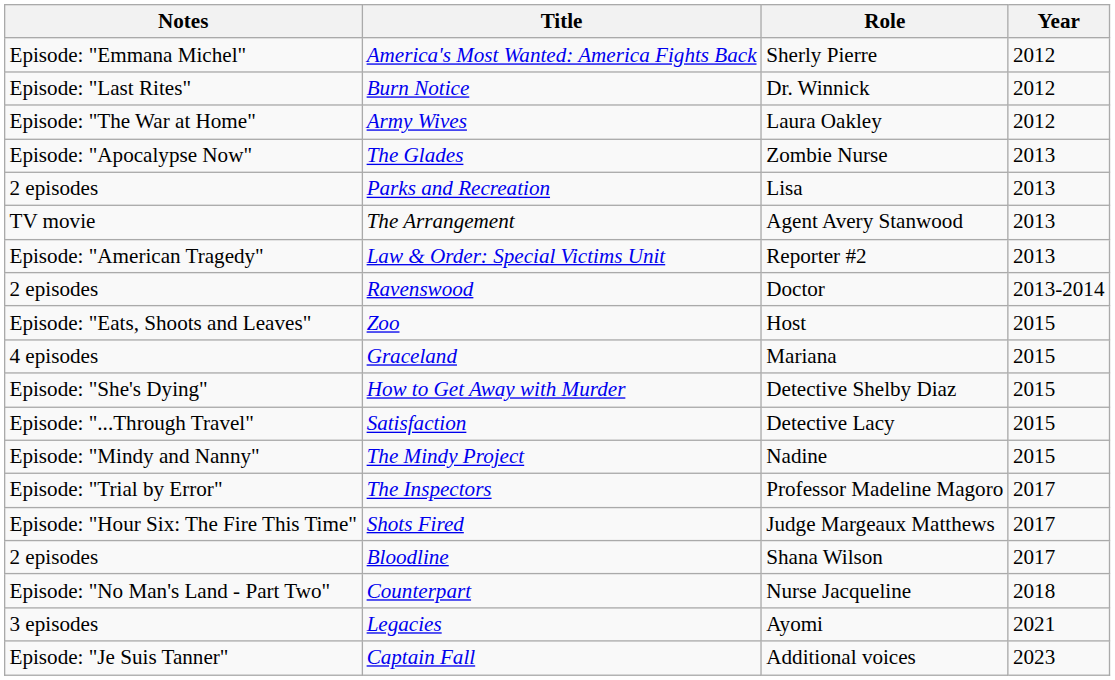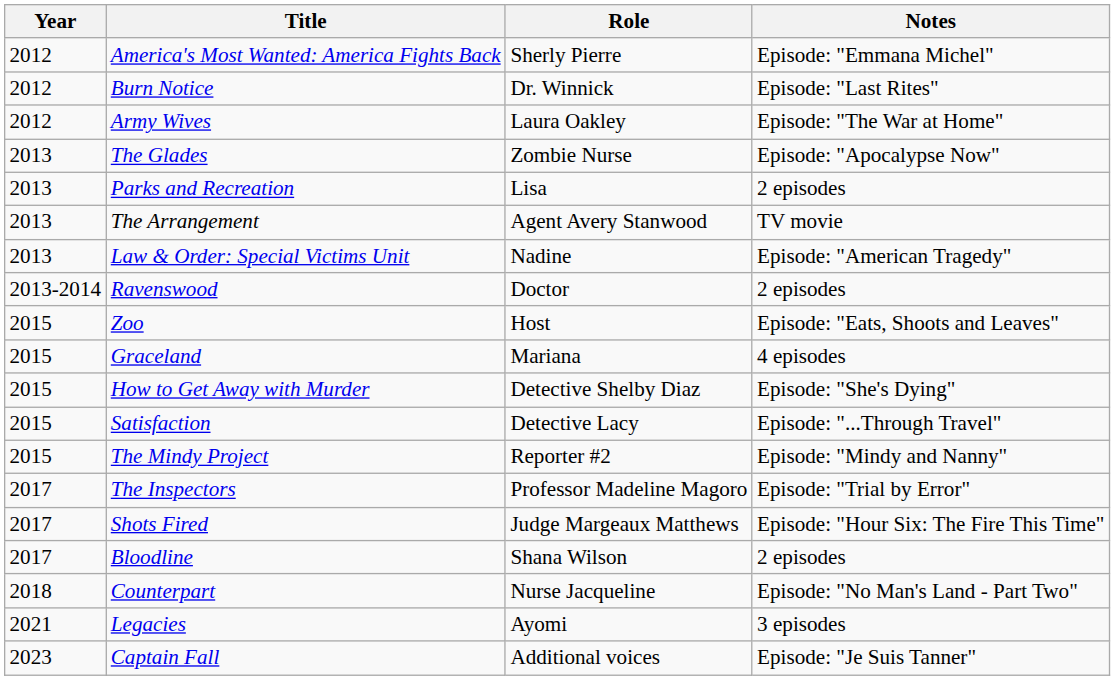columns swapped: (1059, 21) <-> (183, 21)
(816, 255) Reporter #2 -> (541, 255) Nadine
(797, 456) Nadine -> (561, 456) Reporter #2
